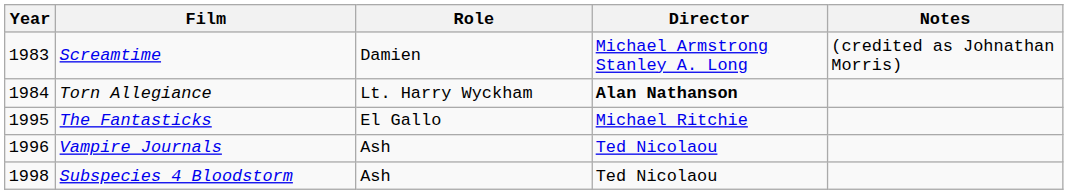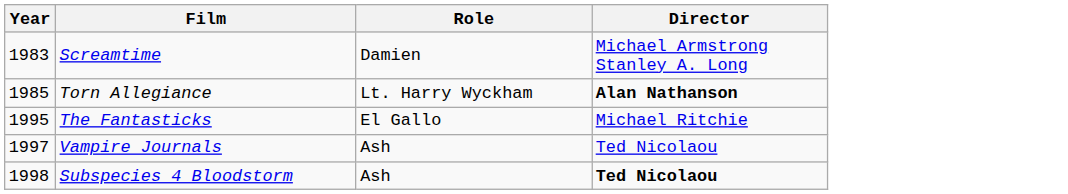- column: (945, 18)
(29, 93) 1984 -> (29, 93) 1985
(29, 148) 1996 -> (29, 148) 1997
(657, 176) normal -> (657, 176) bold
